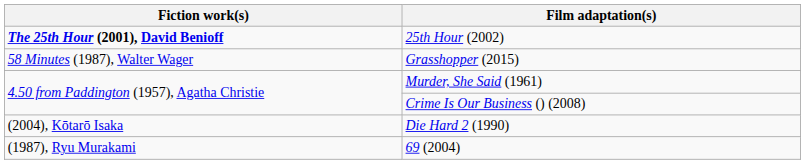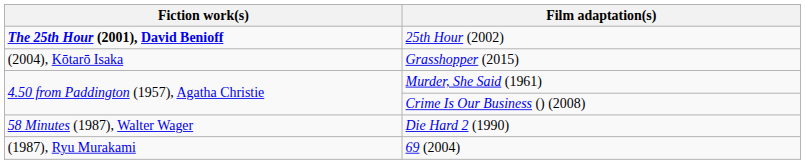(100, 59) 58 Minutes (1987), Walter Wager -> (65, 59) (2004), Kōtarō Isaka
(65, 125) (2004), Kōtarō Isaka -> (100, 125) 58 Minutes (1987), Walter Wager
